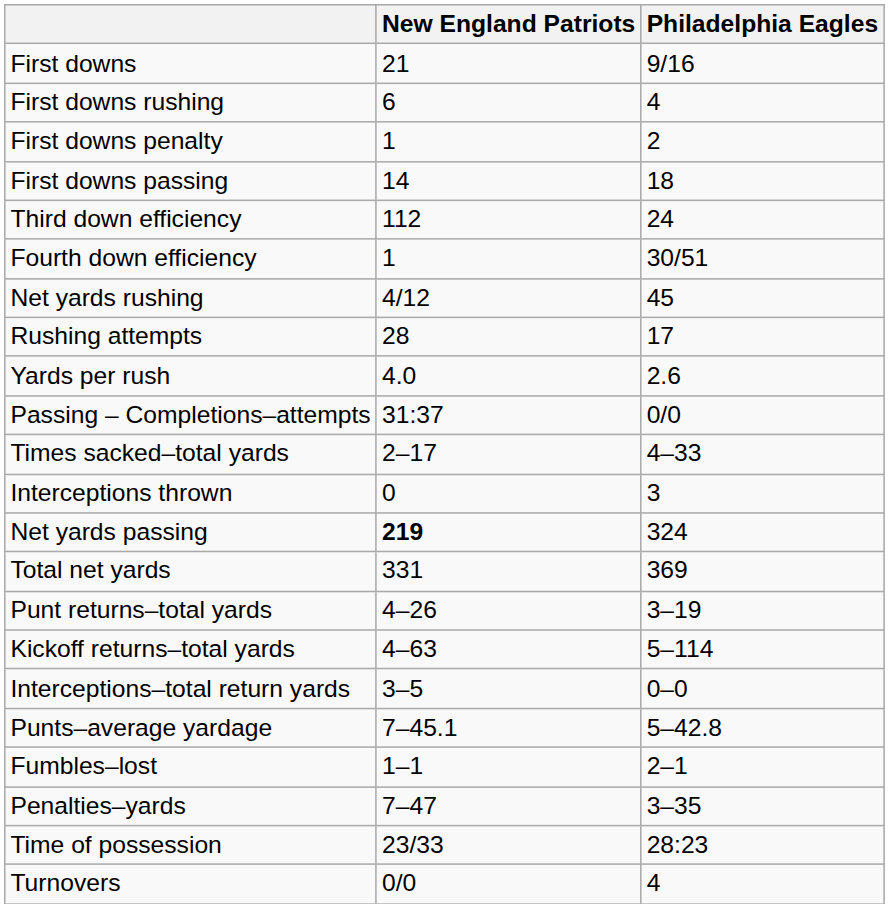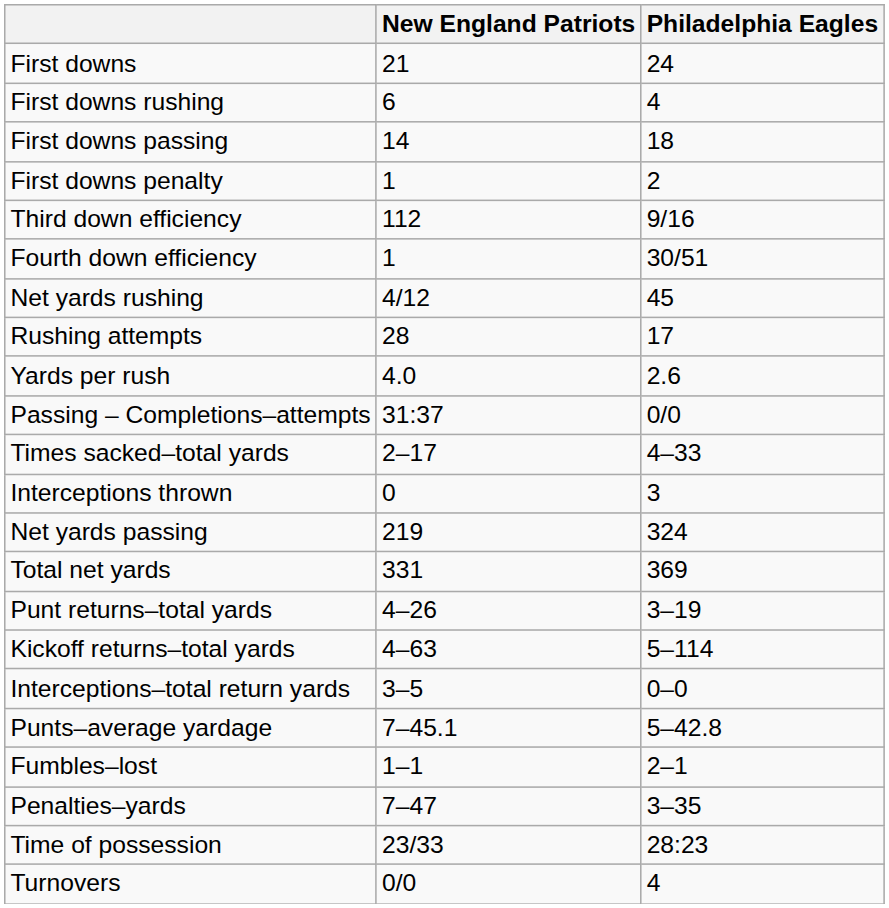(671, 63) 9/16 -> (660, 63) 24
rows swapped: (119, 180) <-> (117, 141)
(660, 219) 24 -> (671, 219) 9/16
(403, 532) bold -> (403, 532) normal
